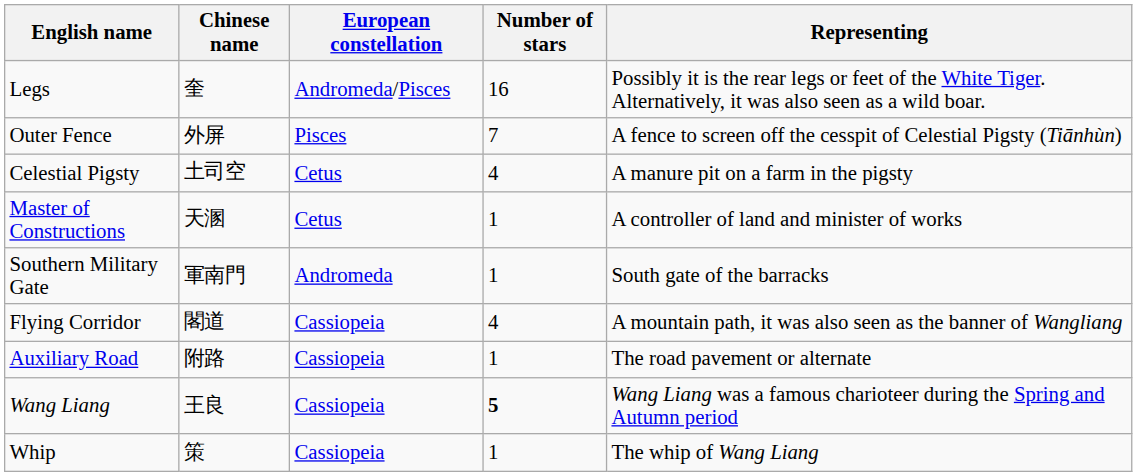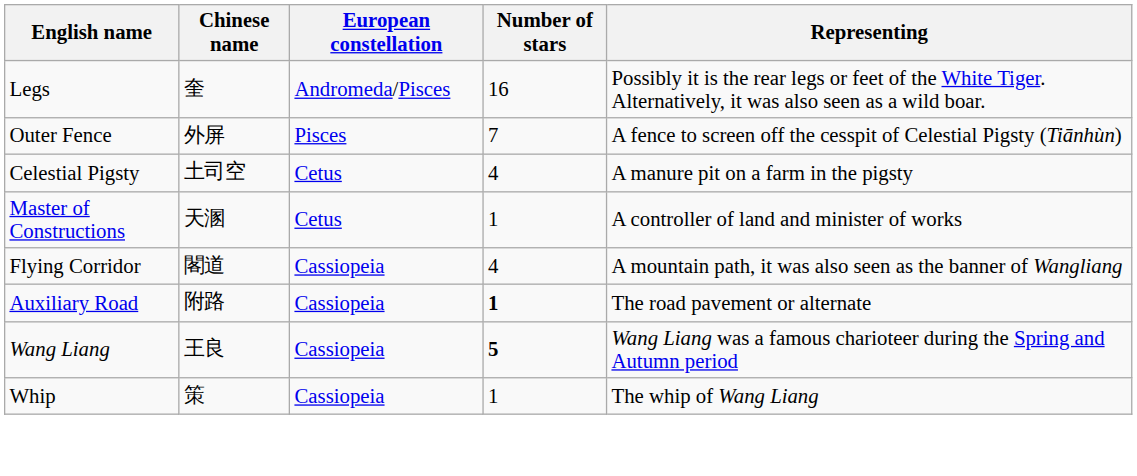- row: (84, 275)
(493, 359) normal -> (493, 302) bold
